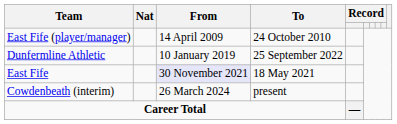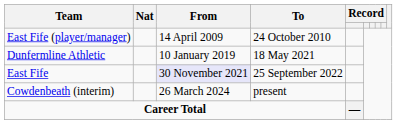(298, 55) 25 September 2022 -> (284, 55) 18 May 2021
(284, 73) 18 May 2021 -> (298, 73) 25 September 2022
